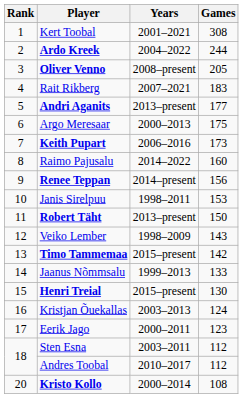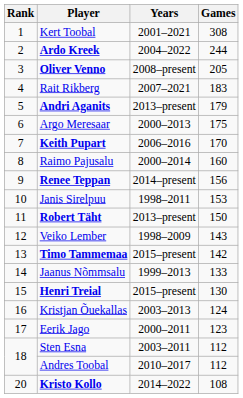(218, 106) 177 -> (218, 106) 179
(218, 143) 173 -> (218, 143) 170
(164, 161) 2014–2022 -> (164, 161) 2000–2014
(164, 384) 2000–2014 -> (164, 384) 2014–2022
